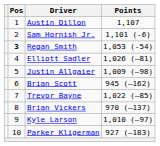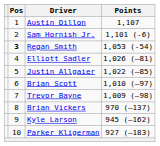(128, 72) 1,009 (–98) -> (128, 72) 1,022 (–85)
(128, 84) 945 (–162) -> (128, 84) 1,010 (–97)
(128, 96) 1,022 (–85) -> (128, 96) 1,009 (–98)
(128, 120) 1,010 (–97) -> (128, 120) 945 (–162)
